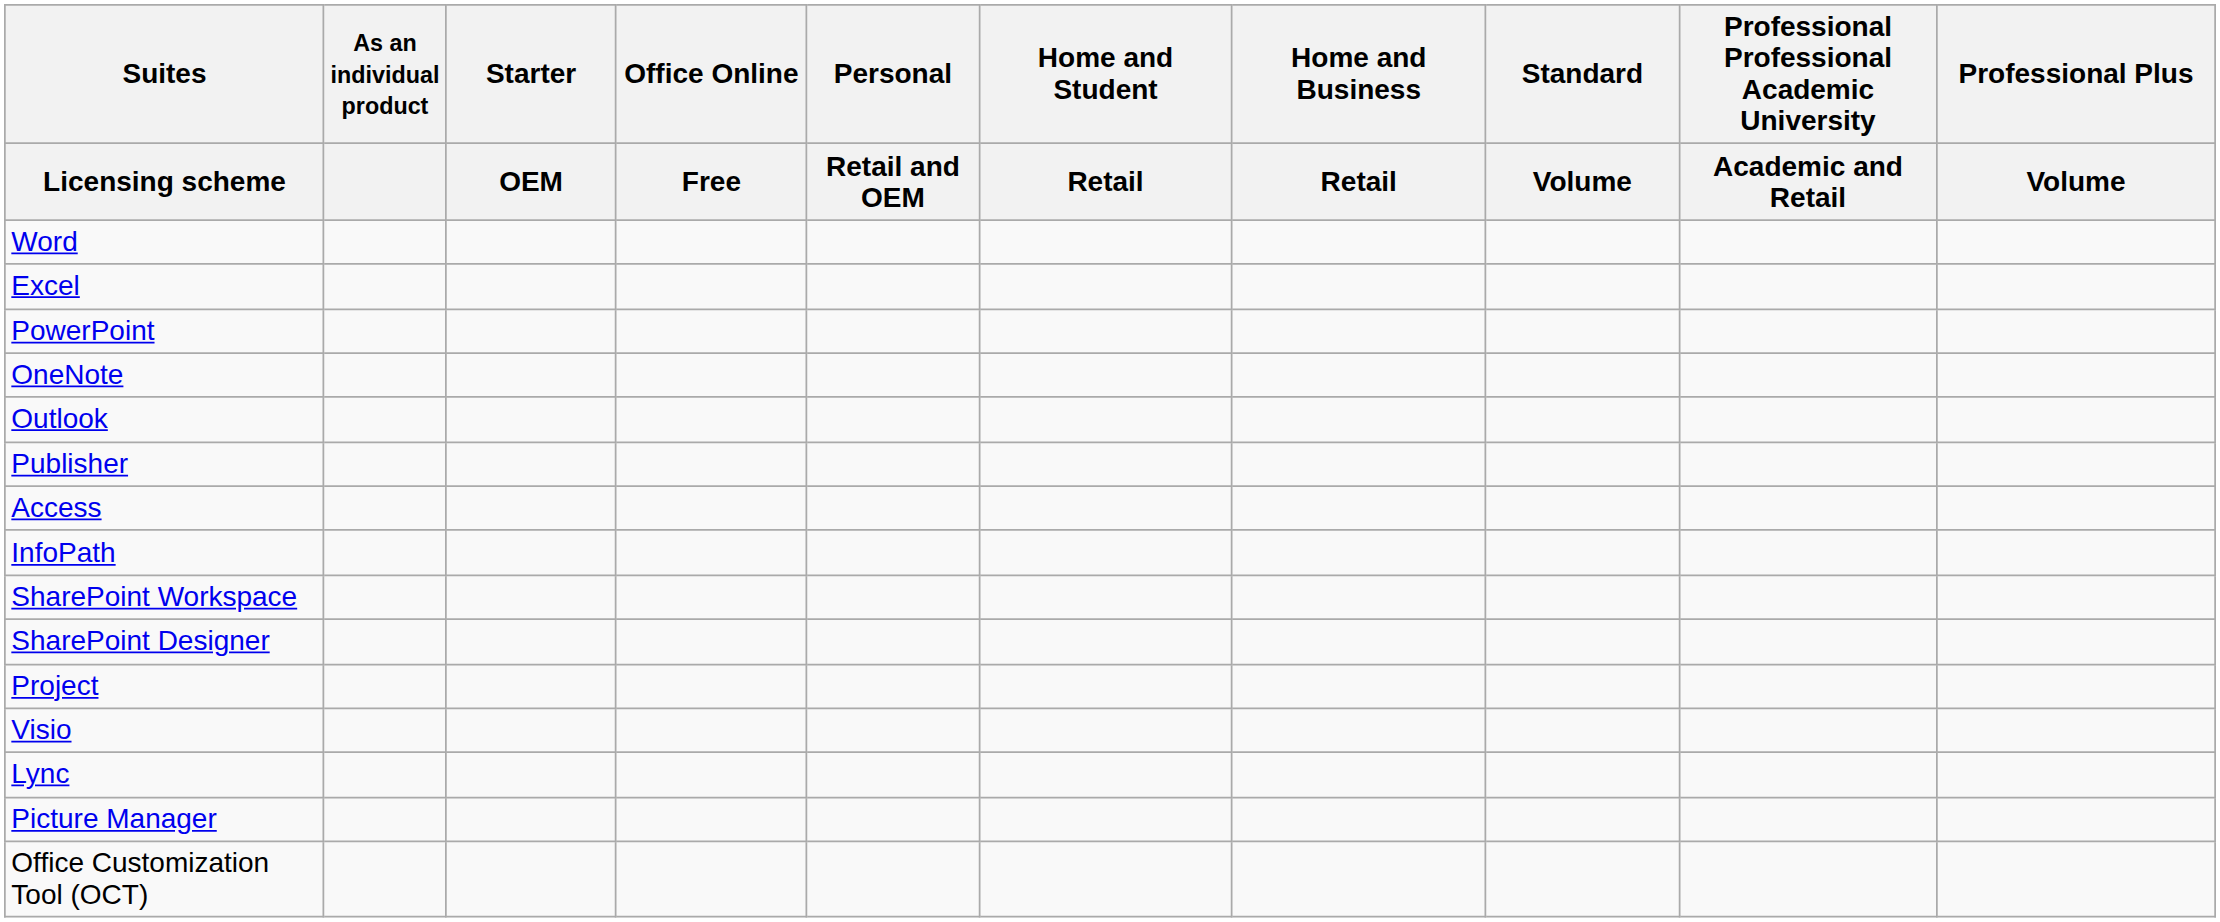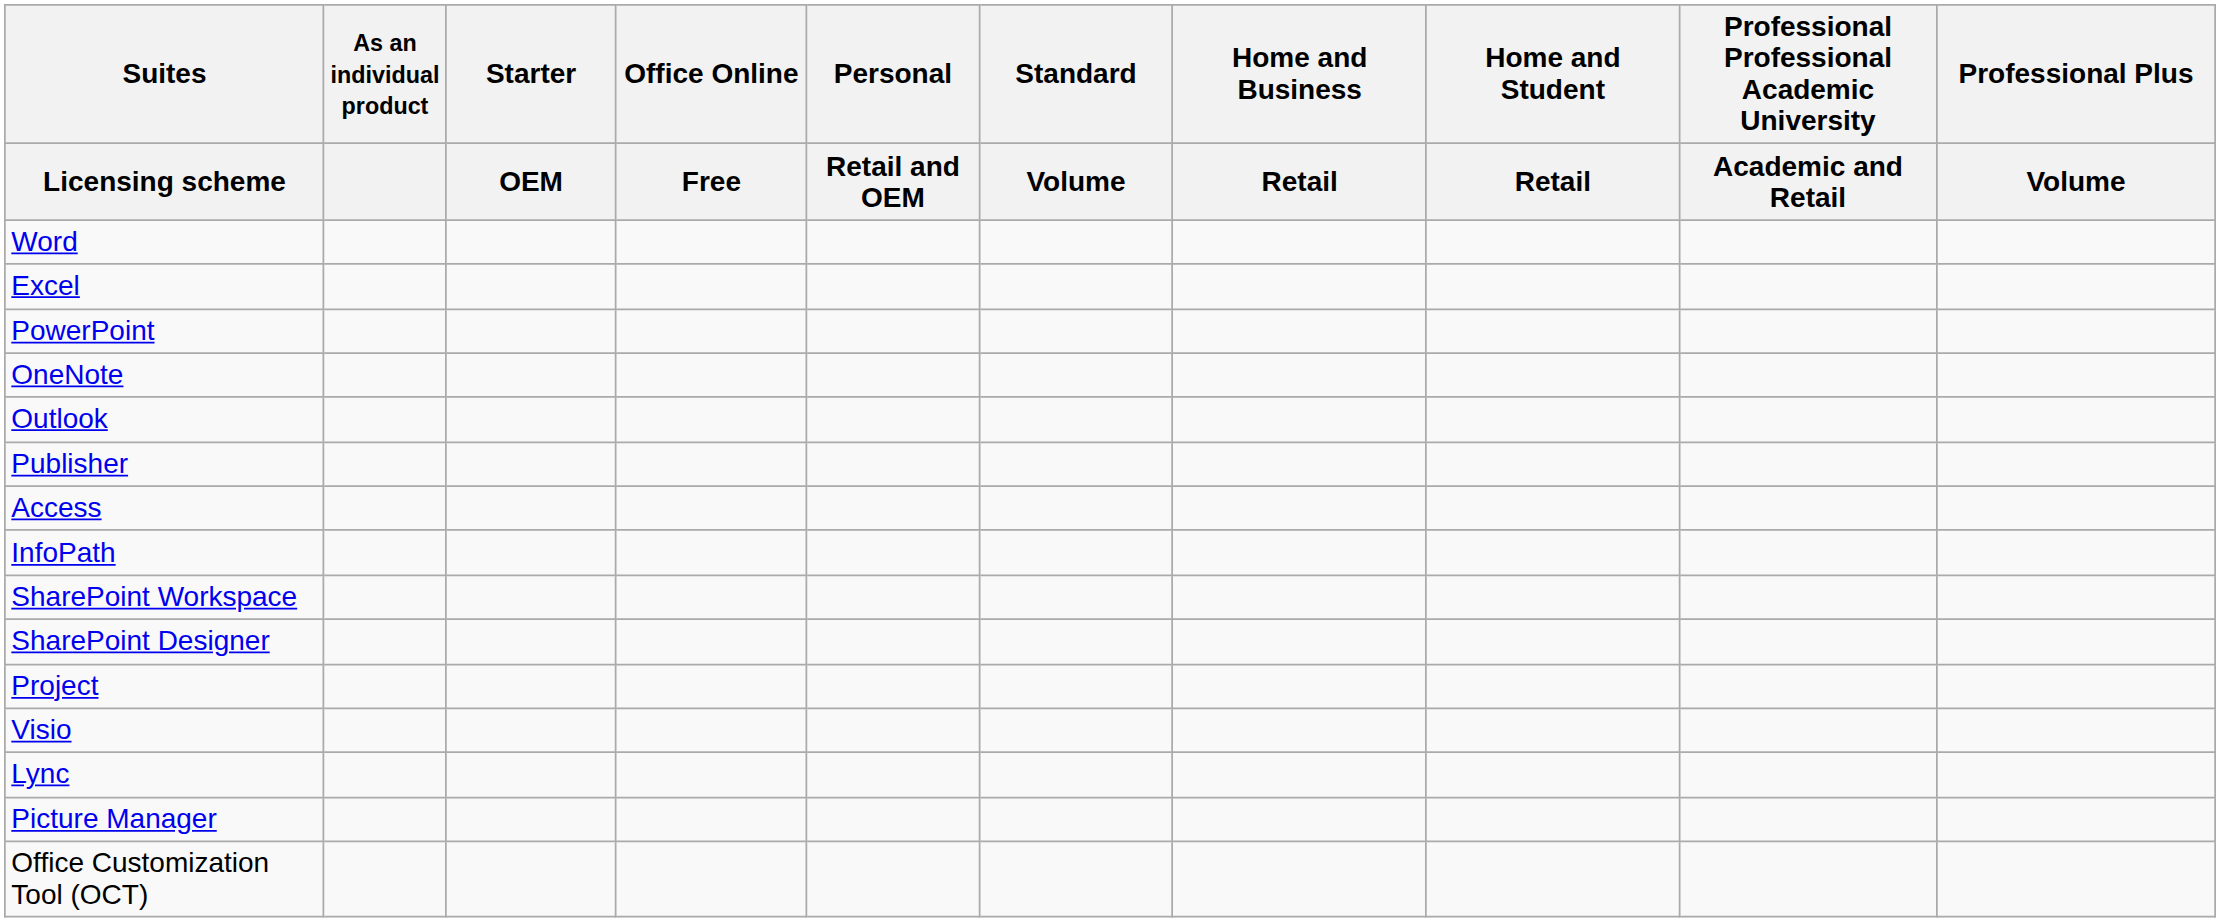columns swapped: (1106, 181) <-> (1582, 181)
